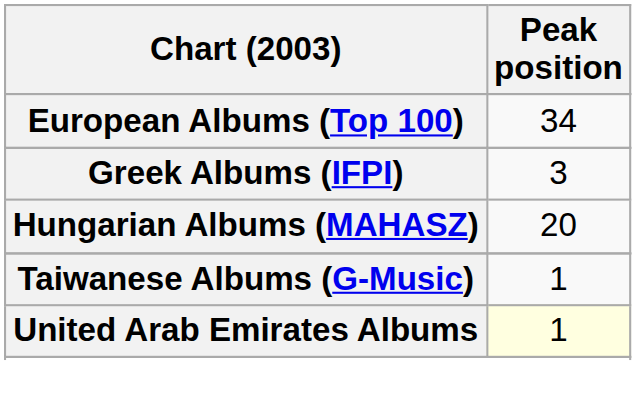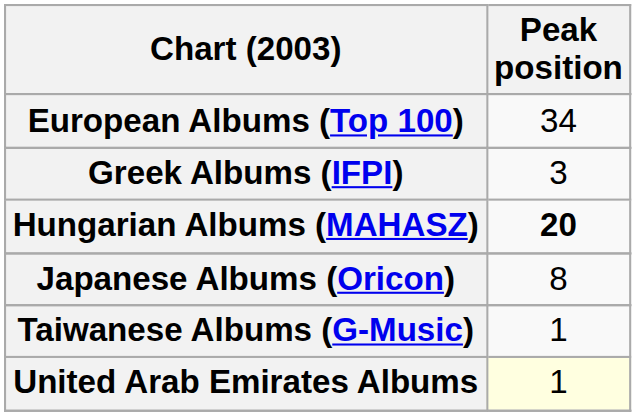(558, 225) normal -> (558, 225) bold
+ row: (246, 278)
